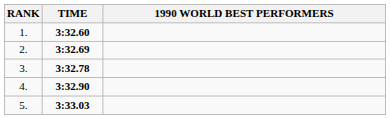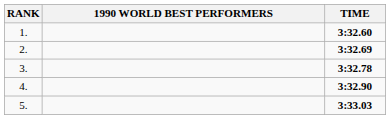columns swapped: (244, 14) <-> (73, 14)
